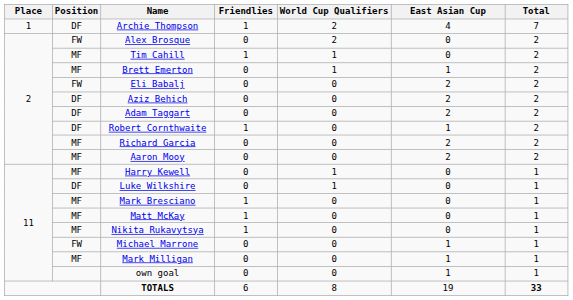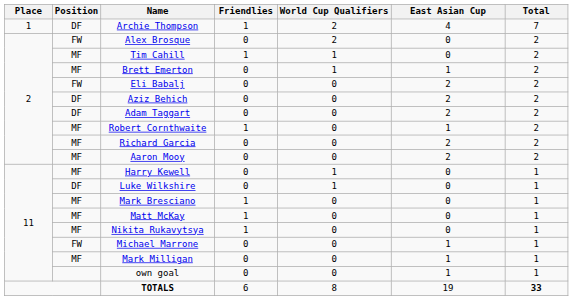(77, 128) DF -> (77, 128) MF
